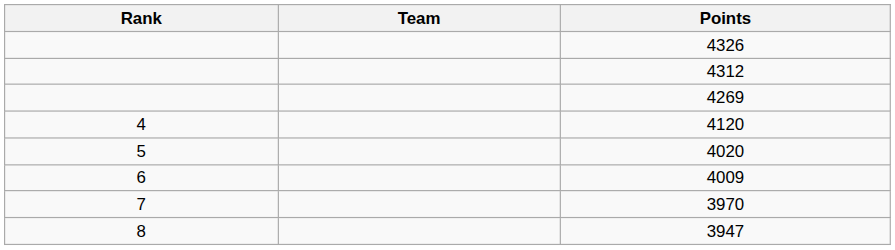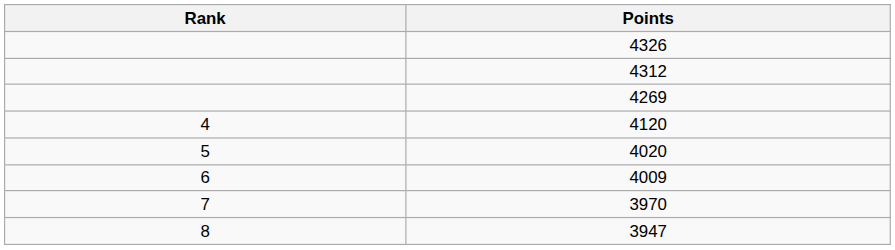- column: (419, 18)
